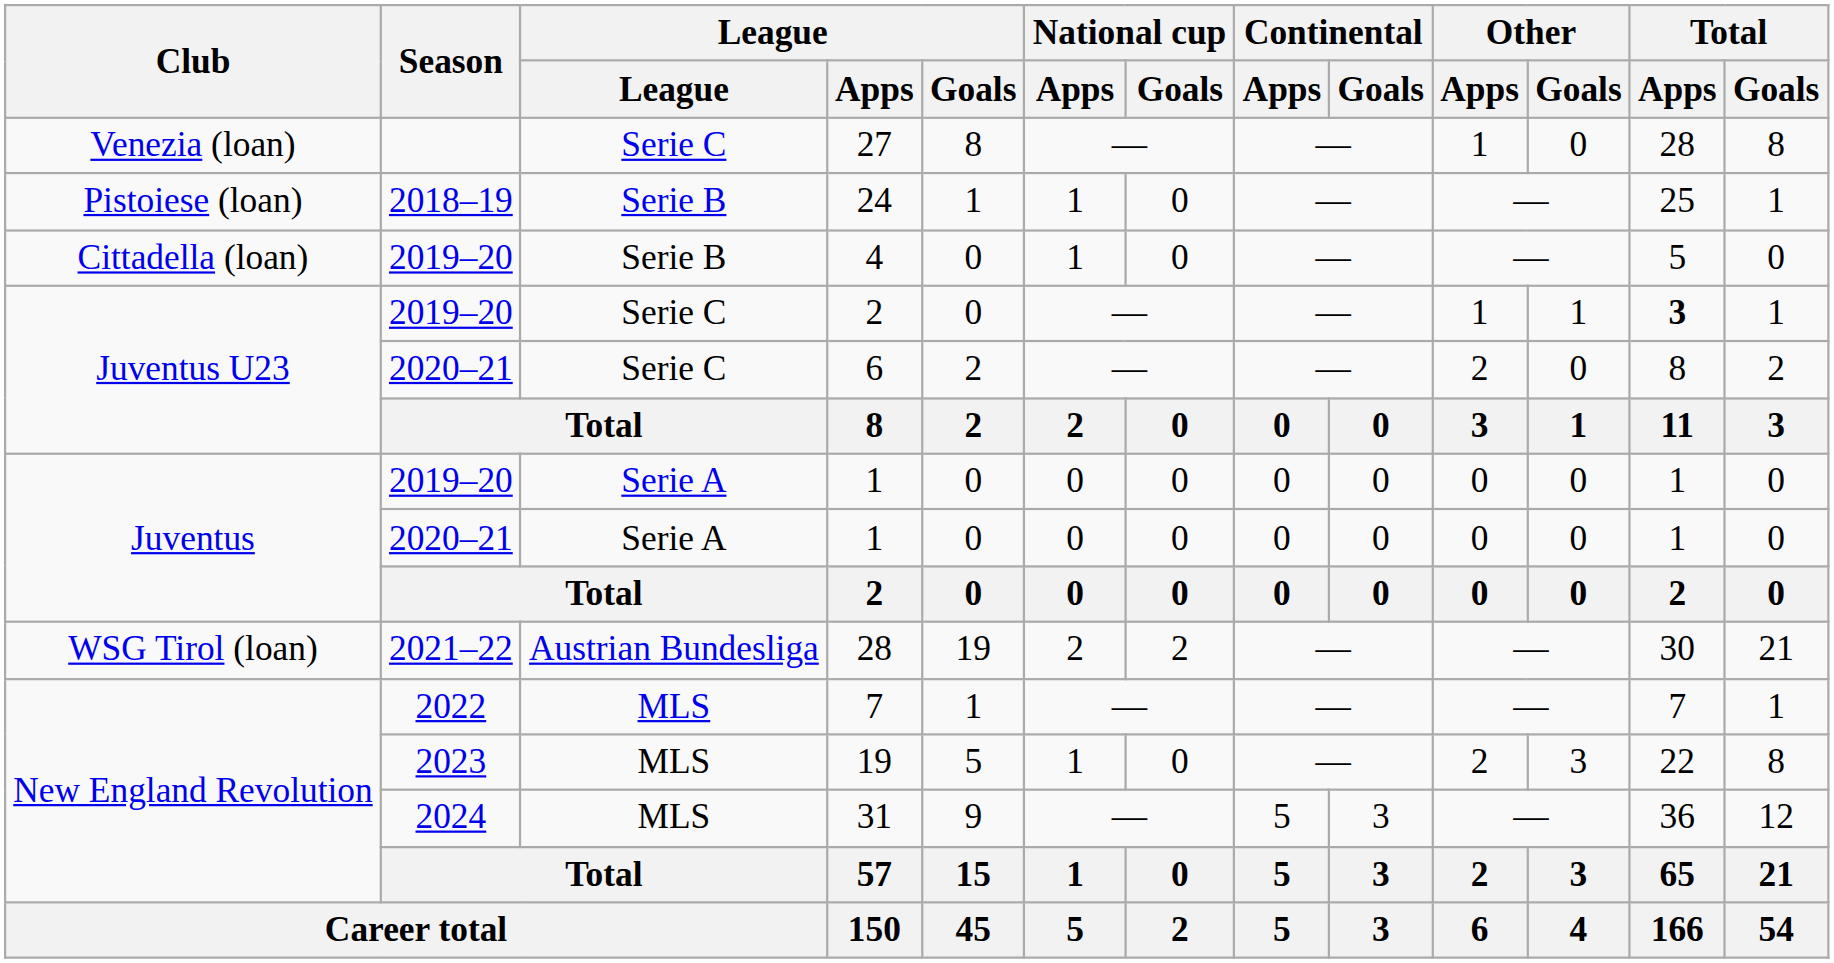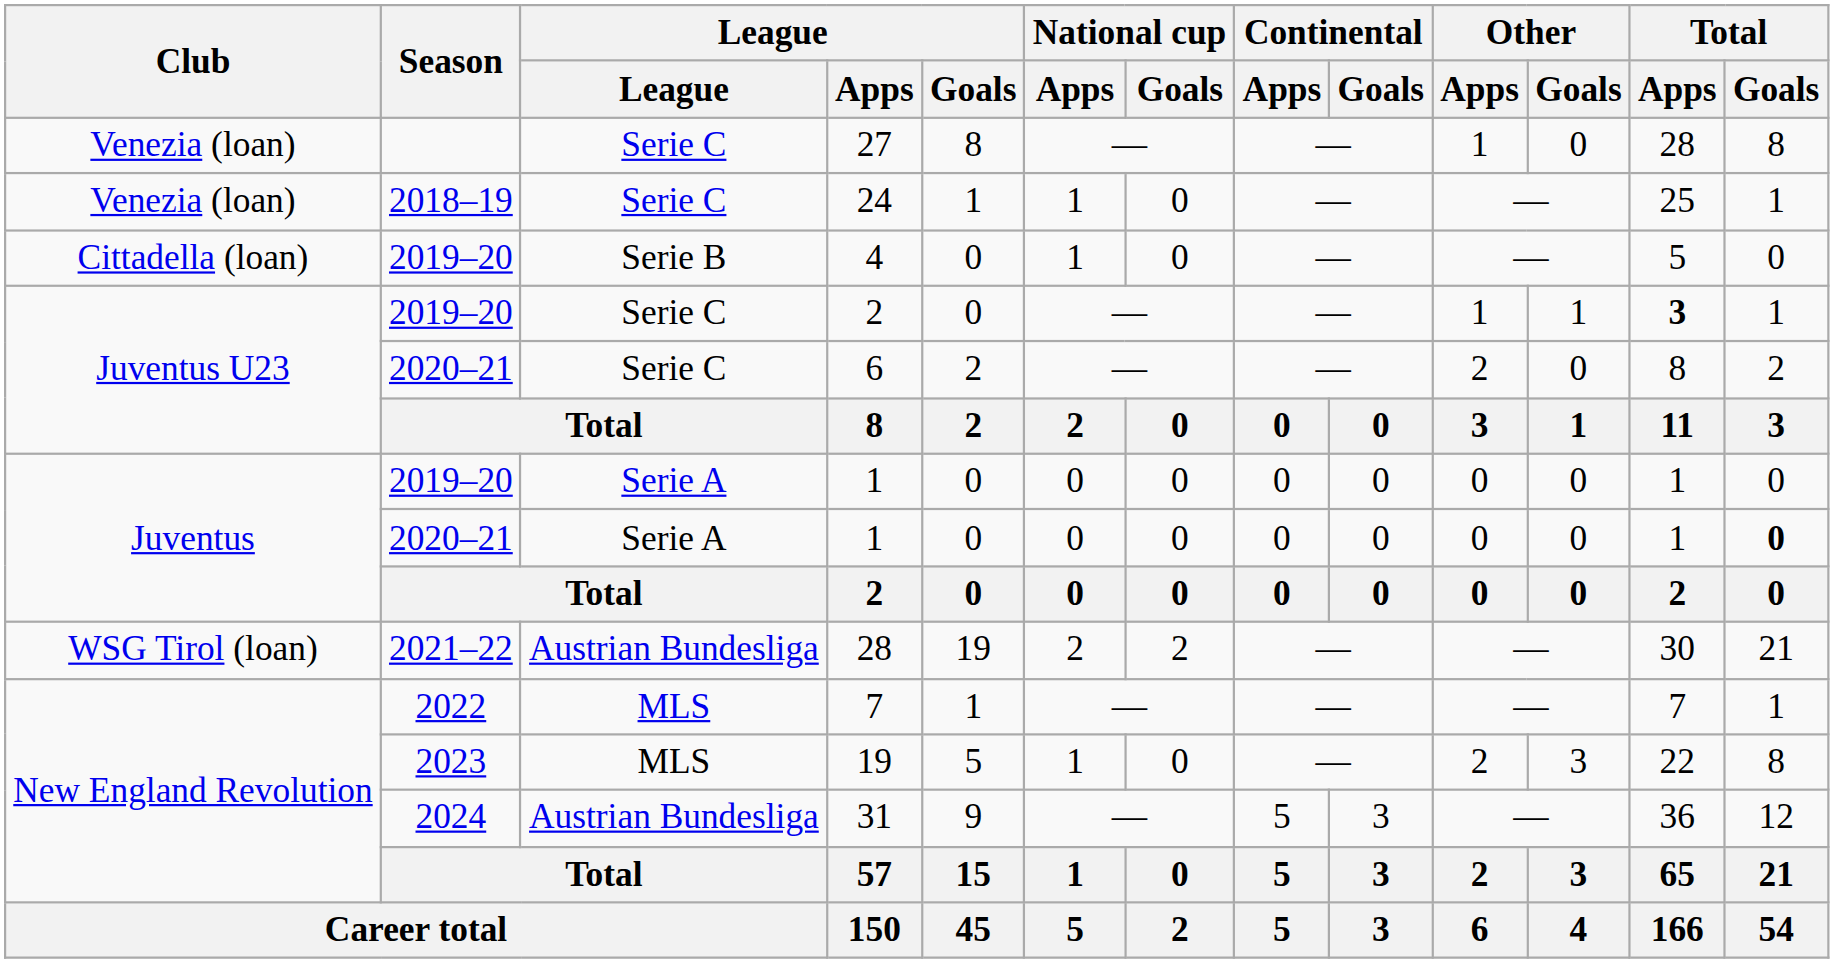(193, 200) Pistoiese (loan) -> (193, 200) Venezia (loan)
(674, 200) Serie B -> (674, 200) Serie C
(1776, 537) normal -> (1776, 537) bold
(674, 817) MLS -> (674, 817) Austrian Bundesliga
